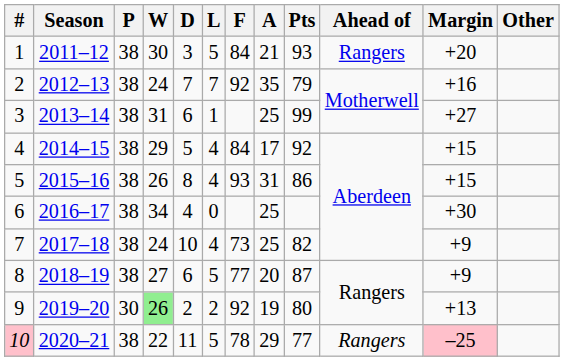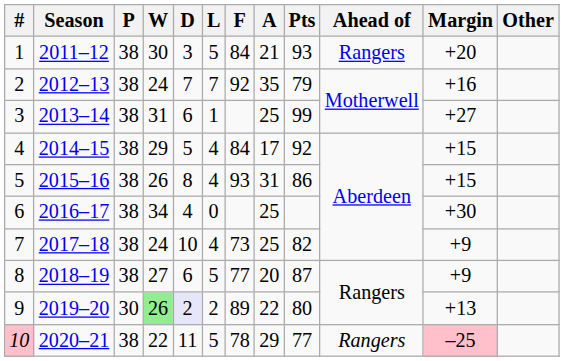(188, 308) no background -> (188, 308) lavender background
(240, 308) 92 -> (240, 308) 89
(269, 308) 19 -> (269, 308) 22
